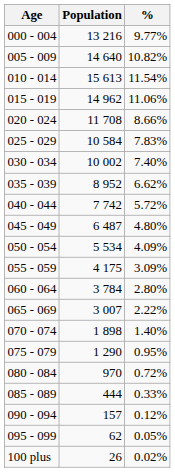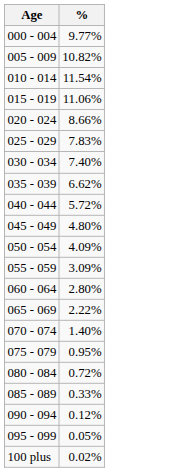- column: (92, 15)
